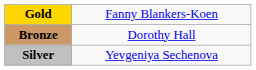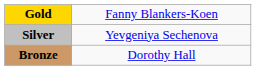rows swapped: (38, 55) <-> (38, 34)
